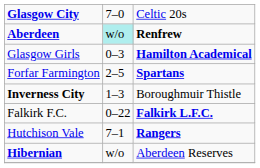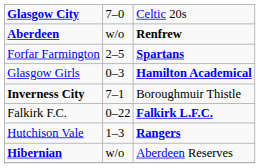(115, 34) paleturquoise background -> (115, 34) no background
rows swapped: (43, 53) <-> (54, 73)
(115, 93) 1–3 -> (115, 93) 7–1
(115, 133) 7–1 -> (115, 133) 1–3
